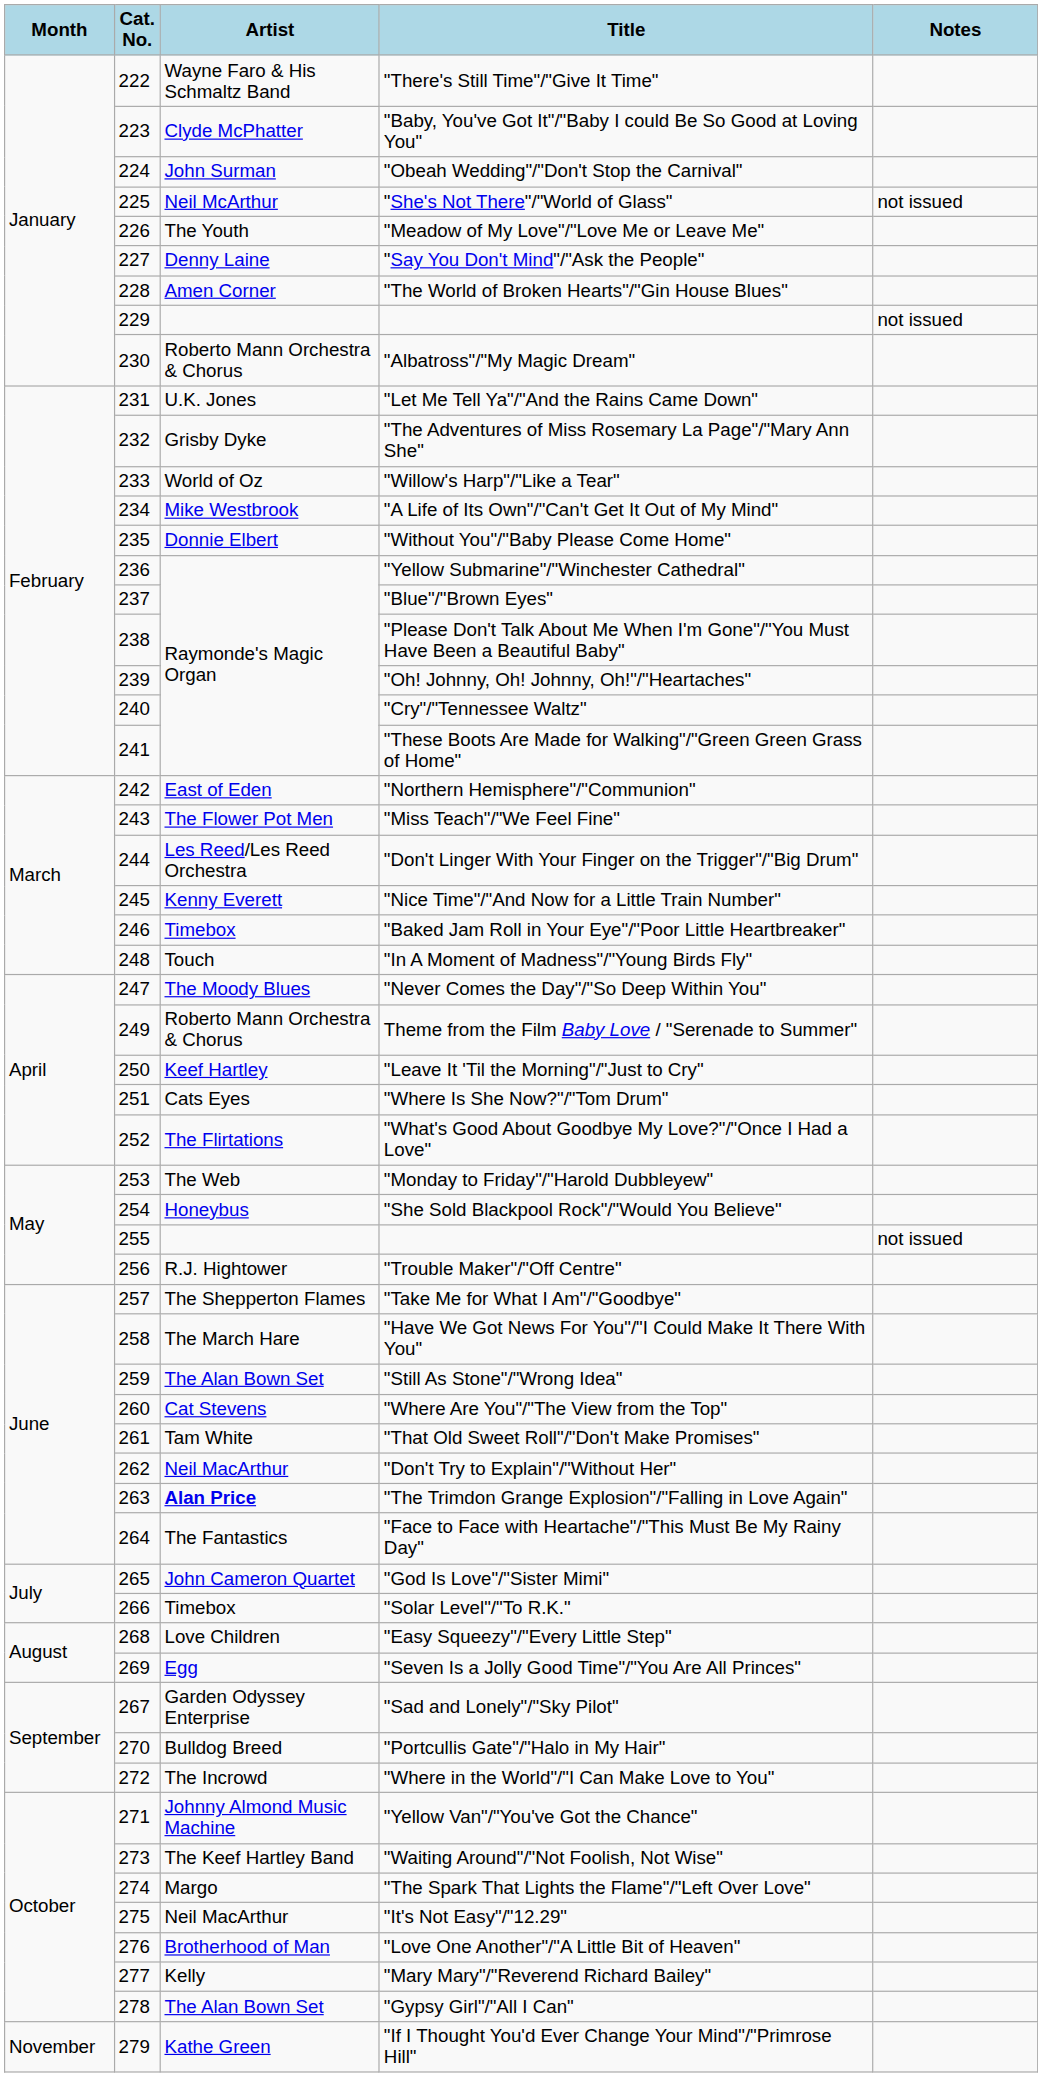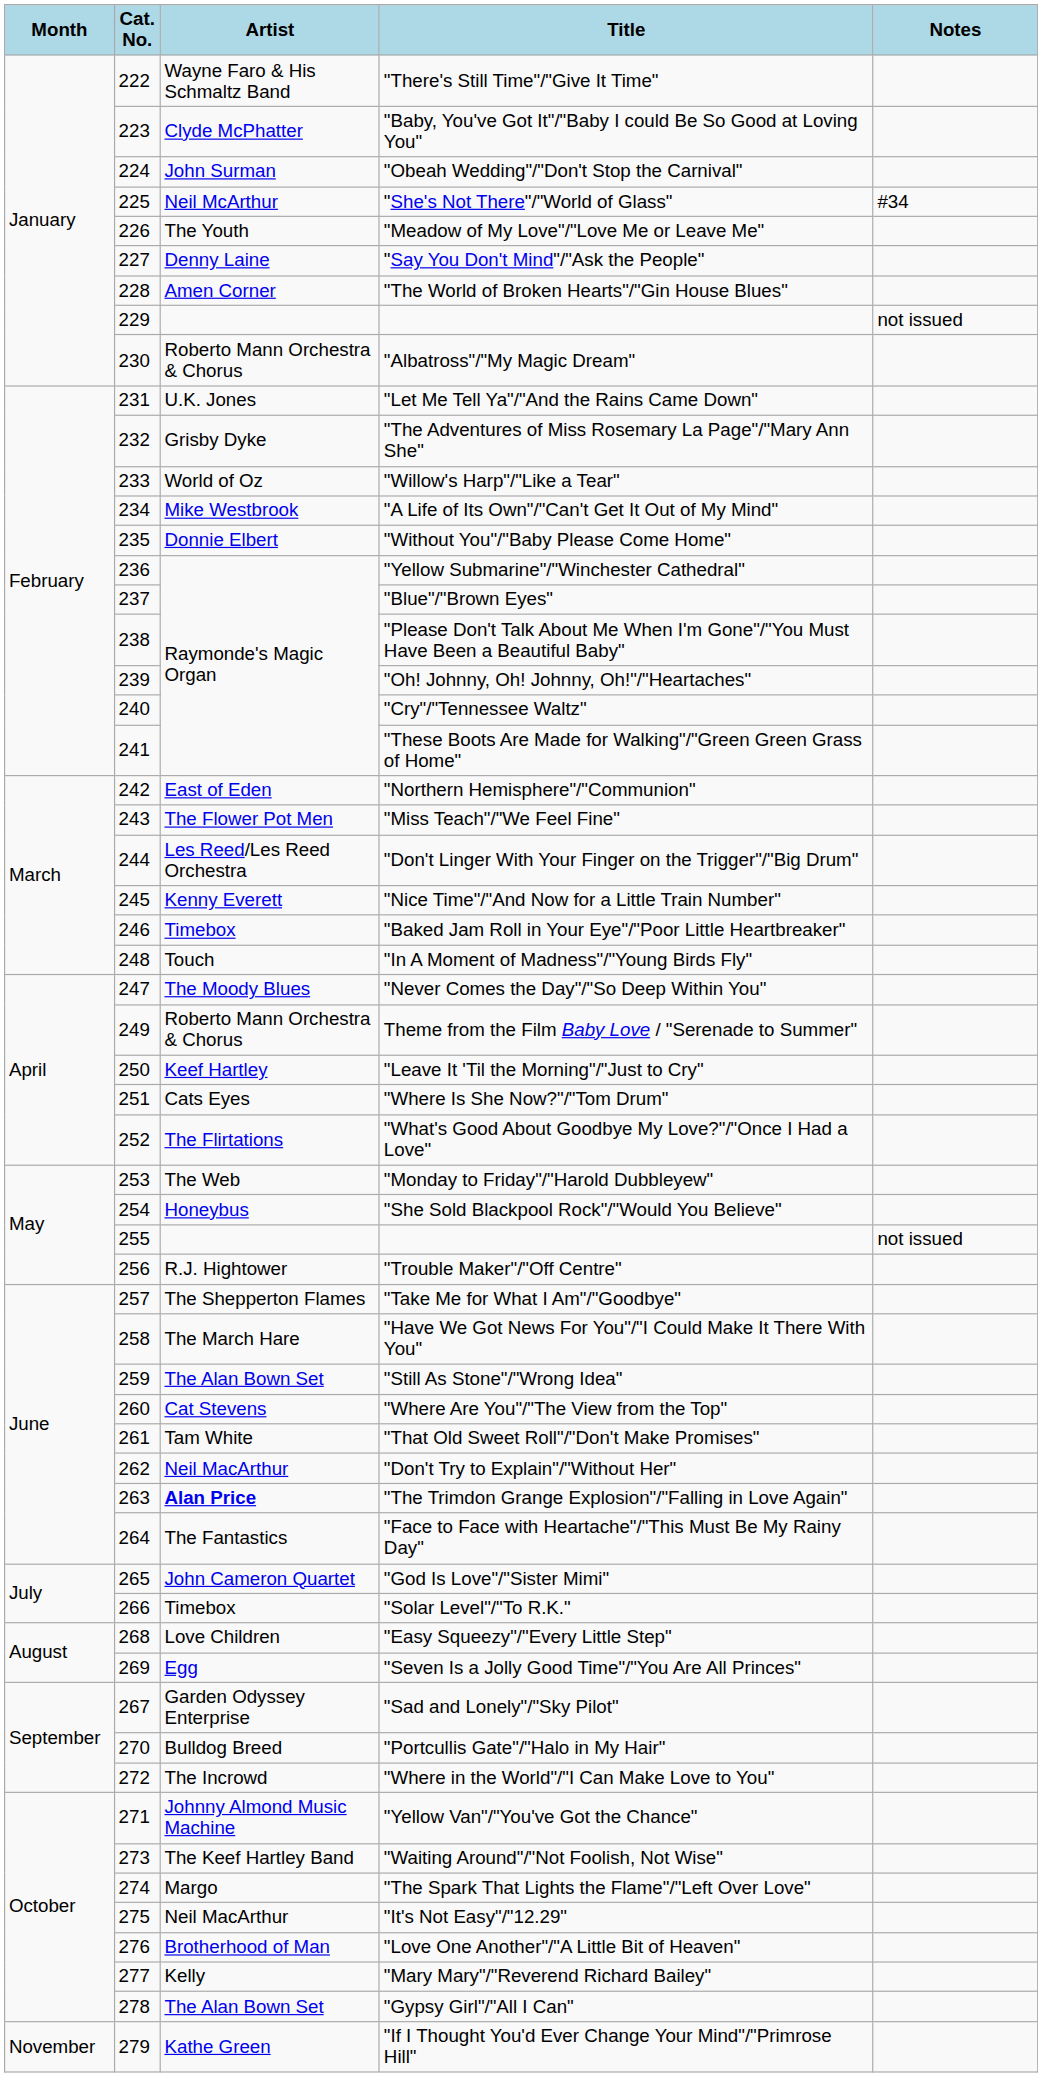(920, 201) not issued -> (893, 201) #34
